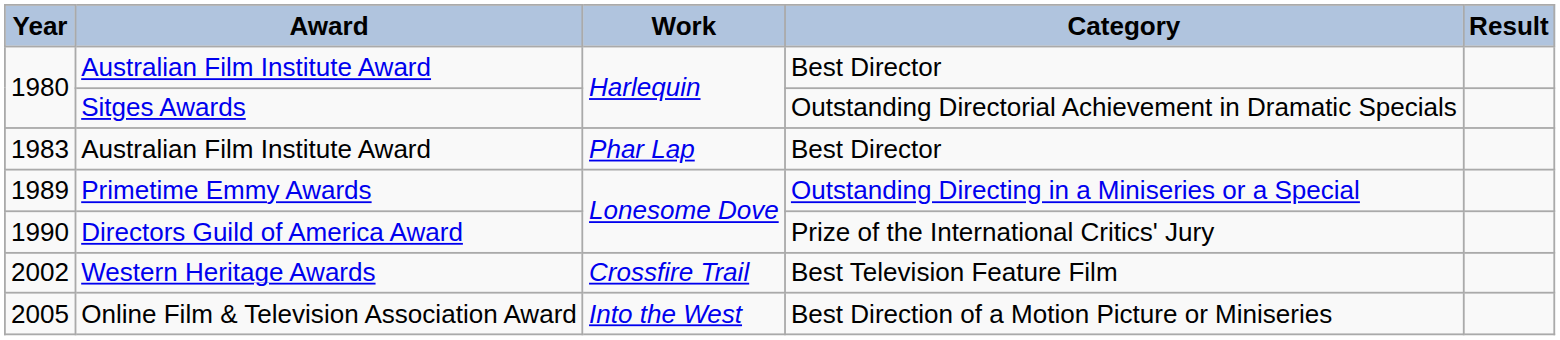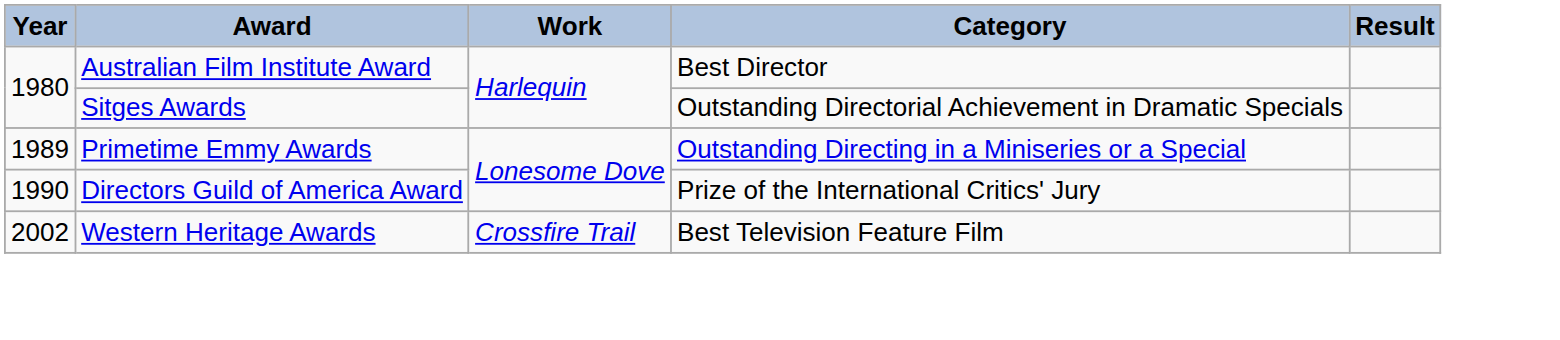- row: (40, 149)
- row: (40, 314)
